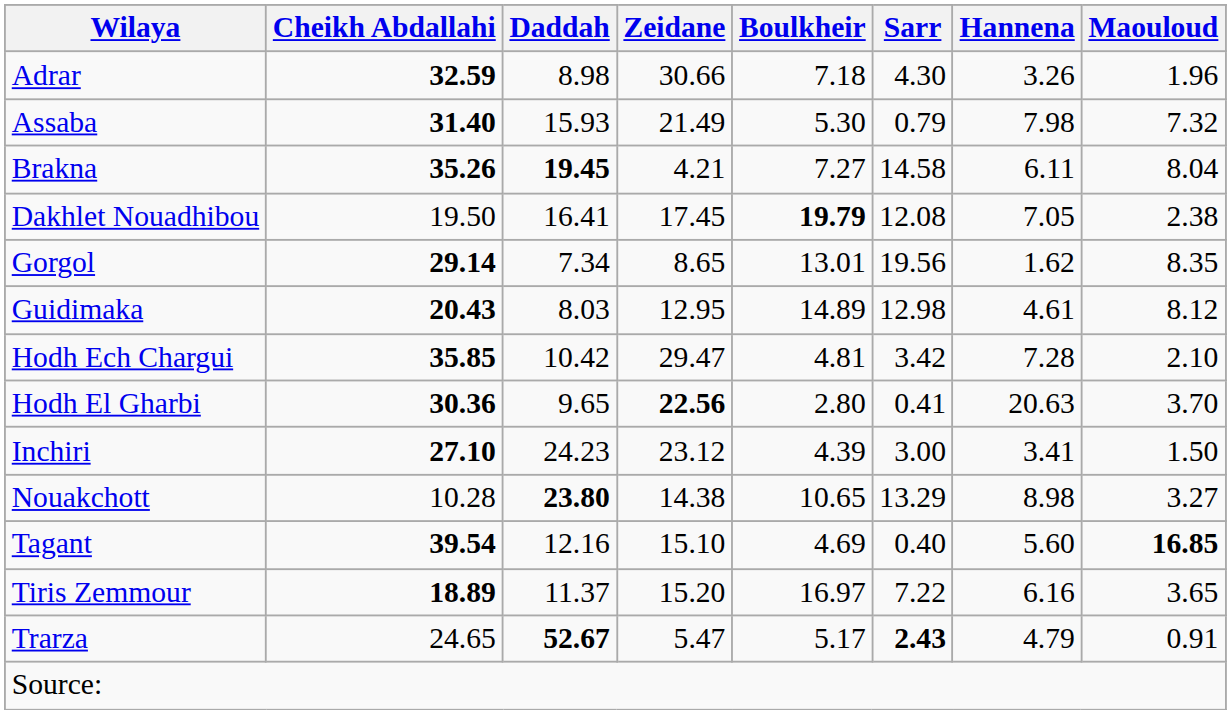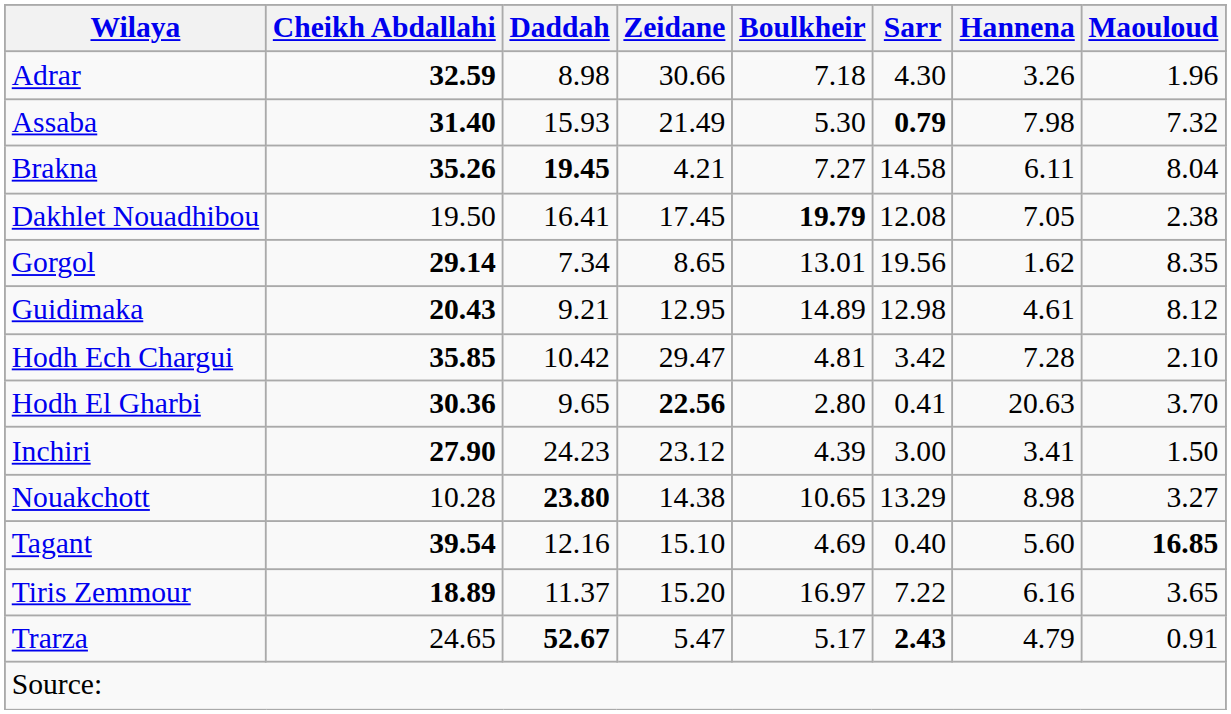(920, 121) normal -> (920, 121) bold
(584, 309) 8.03 -> (584, 309) 9.21
(462, 450) 27.10 -> (462, 450) 27.90
